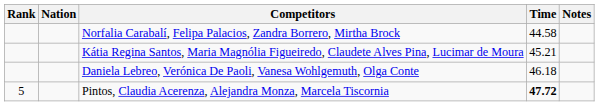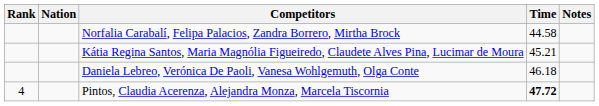(21, 91) 5 -> (21, 91) 4
